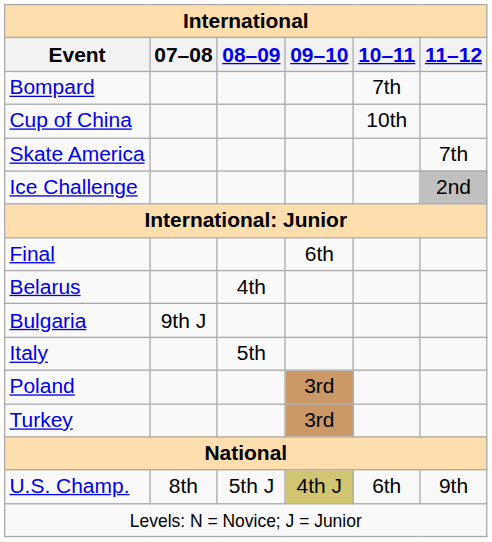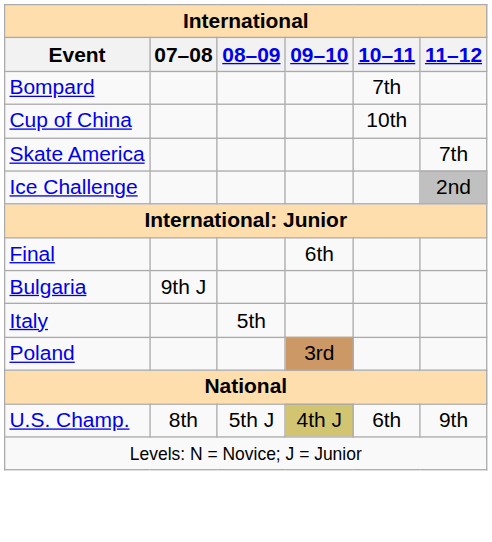- row: (45, 287)
- row: (41, 420)
